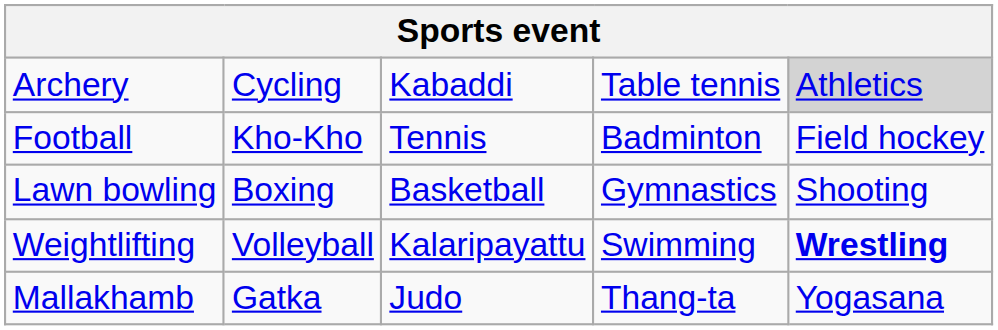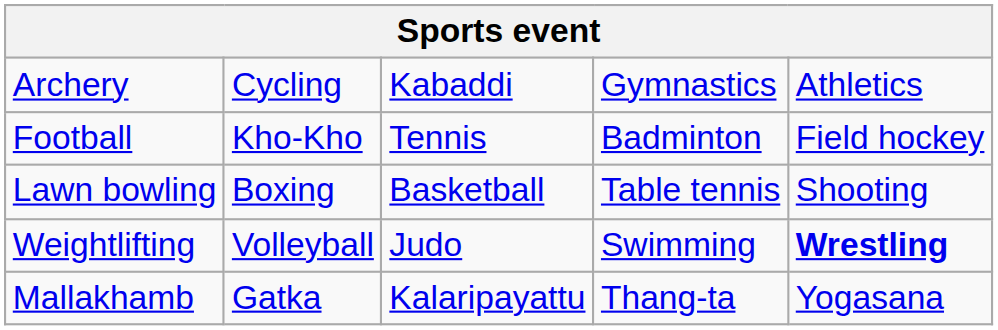(691, 84) Table tennis -> (689, 84) Gymnastics
(859, 84) lightgrey background -> (859, 84) no background
(689, 191) Gymnastics -> (691, 191) Table tennis
(487, 244) Kalaripayattu -> (426, 244) Judo
(426, 297) Judo -> (487, 297) Kalaripayattu
